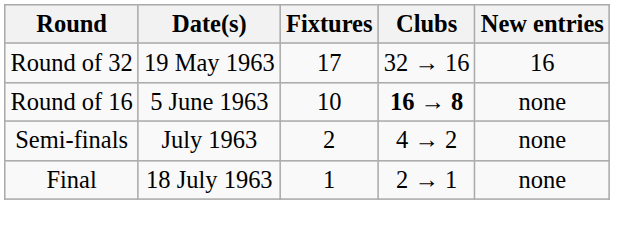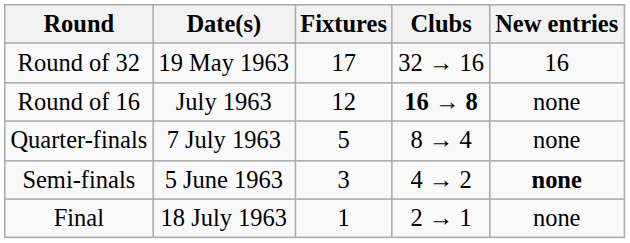(209, 101) 5 June 1963 -> (224, 101) July 1963
(329, 101) 10 -> (344, 101) 12
+ row: (79, 140)
(209, 140) July 1963 -> (224, 179) 5 June 1963
(329, 140) 2 -> (344, 179) 3
(542, 140) normal -> (557, 179) bold
